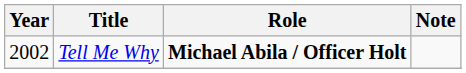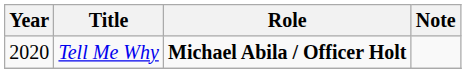(29, 52) 2002 -> (29, 52) 2020
